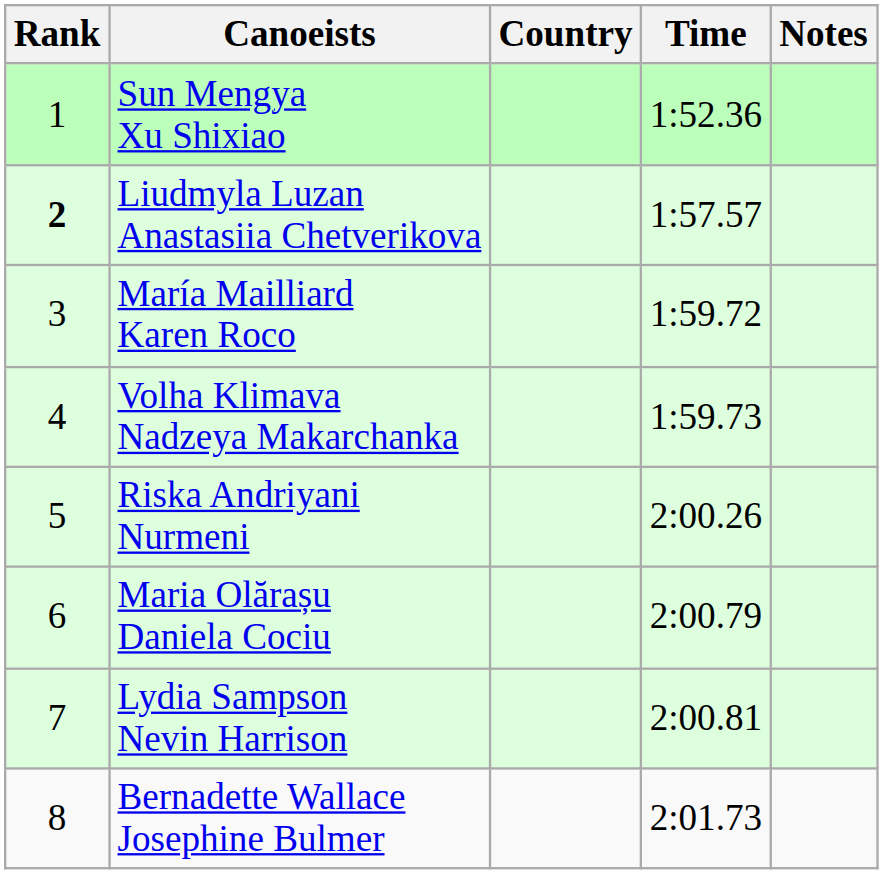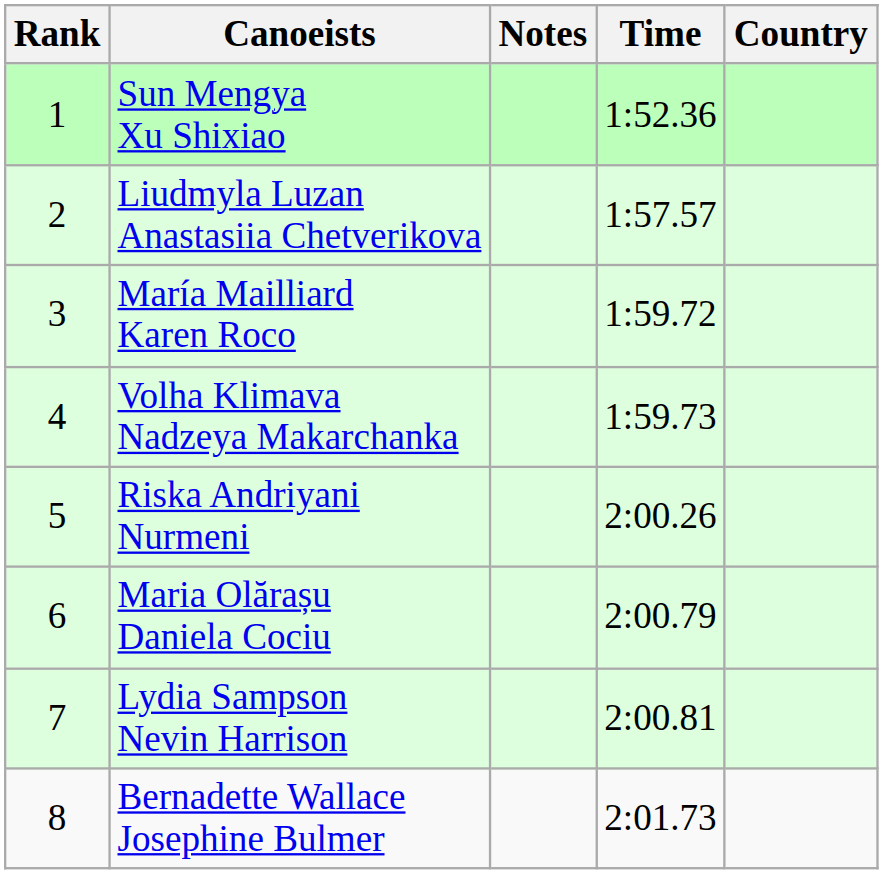columns swapped: (566, 33) <-> (824, 33)
(57, 214) bold -> (57, 214) normal
